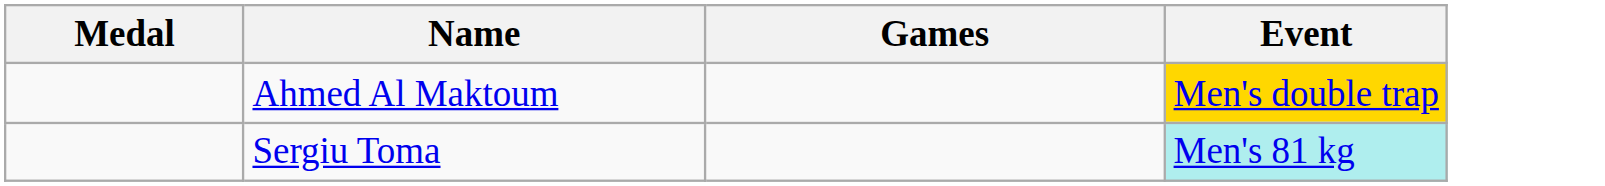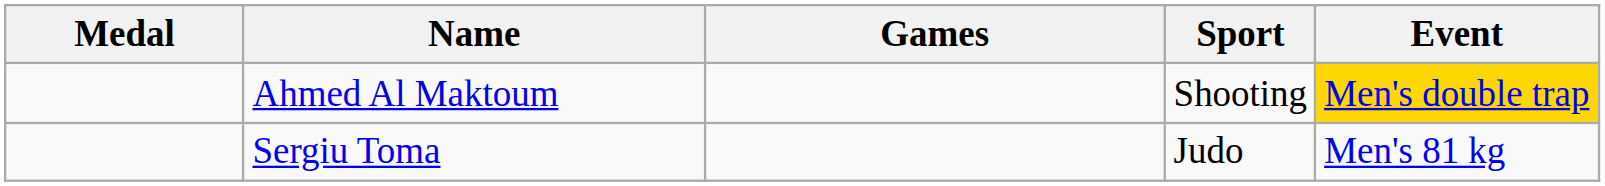+ column: (1240, 33)
(1264, 151) paleturquoise background -> (1415, 151) no background
